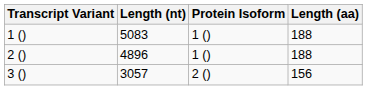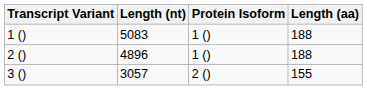(302, 74) 156 -> (302, 74) 155
